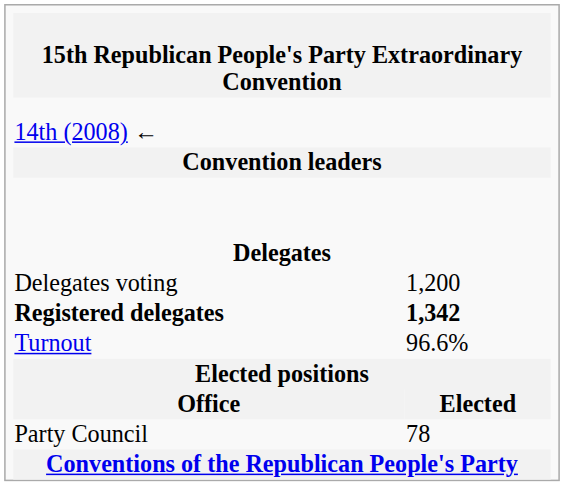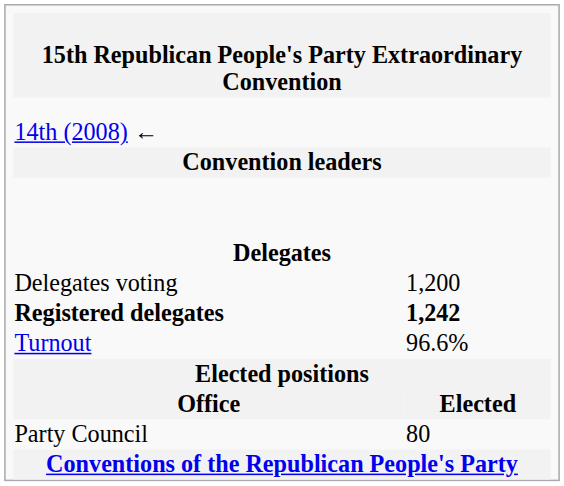(433, 313) 1,342 -> (433, 313) 1,242
(418, 434) 78 -> (418, 434) 80
